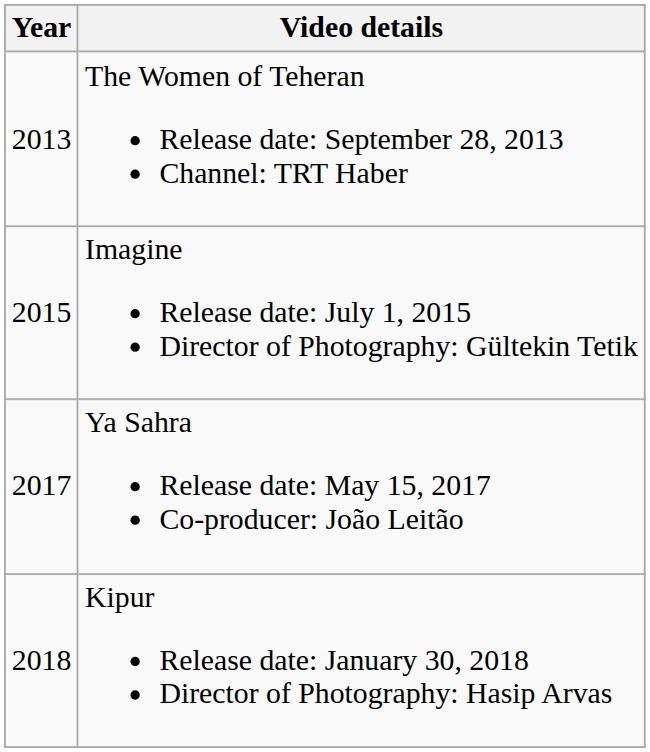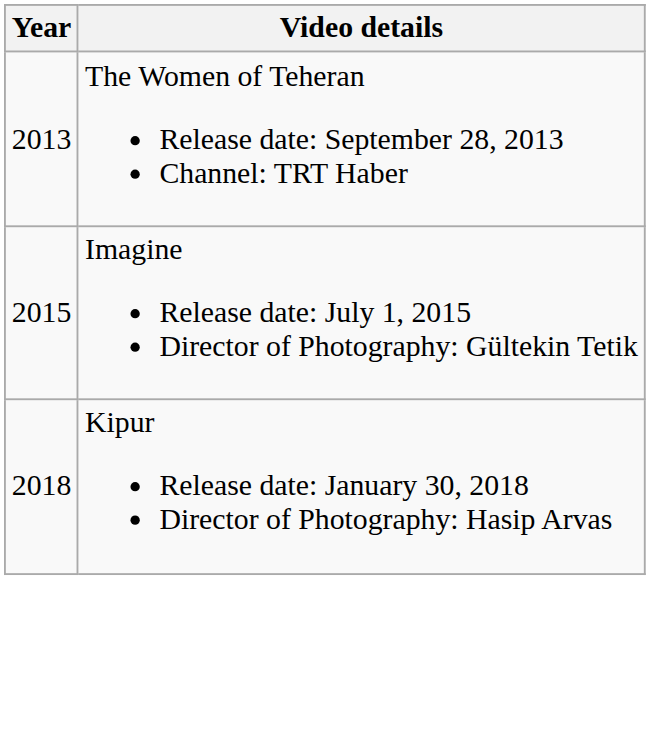- row: (361, 471)
